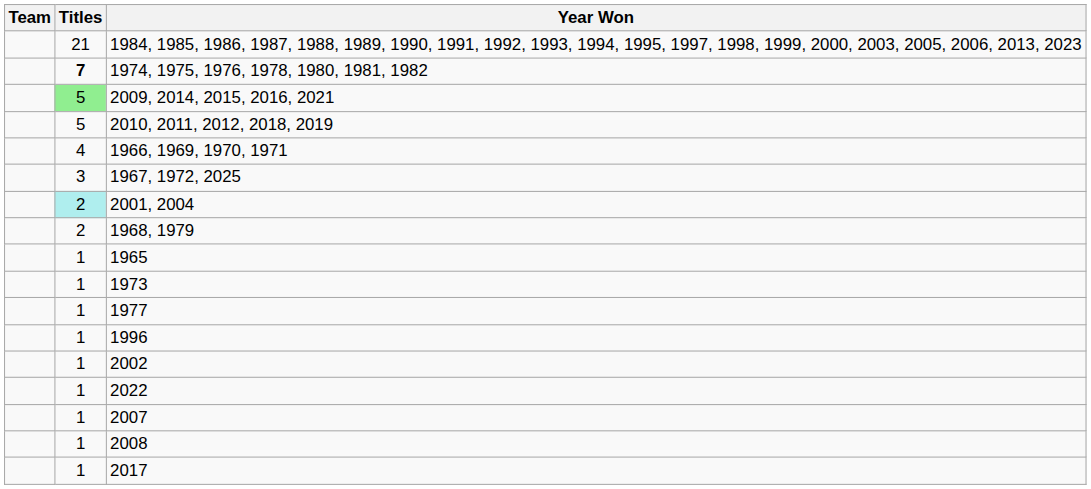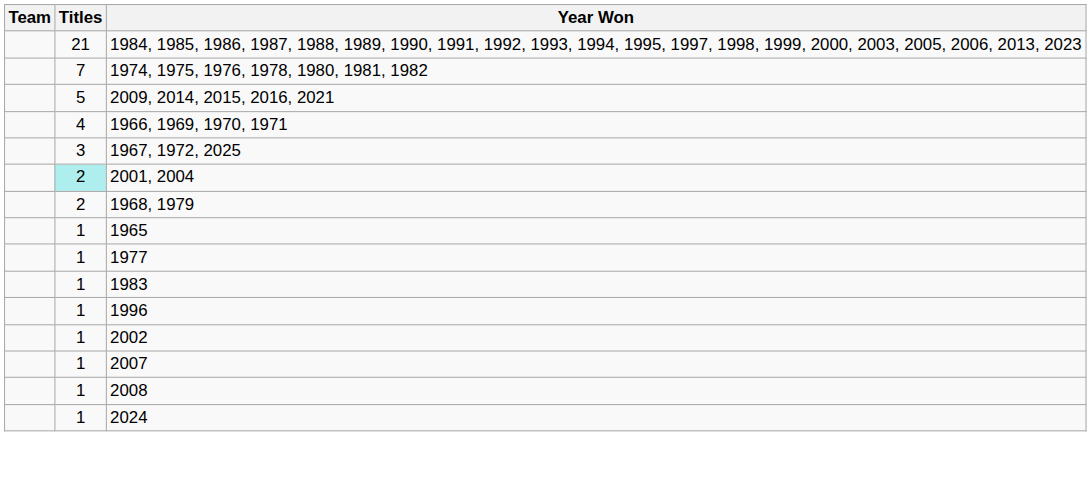(81, 71) bold -> (81, 71) normal
(81, 97) lightgreen background -> (81, 97) no background
- row: (222, 124)
- row: (129, 284)
+ row: (129, 284)
- row: (129, 390)
- row: (129, 470)
+ row: (129, 417)
